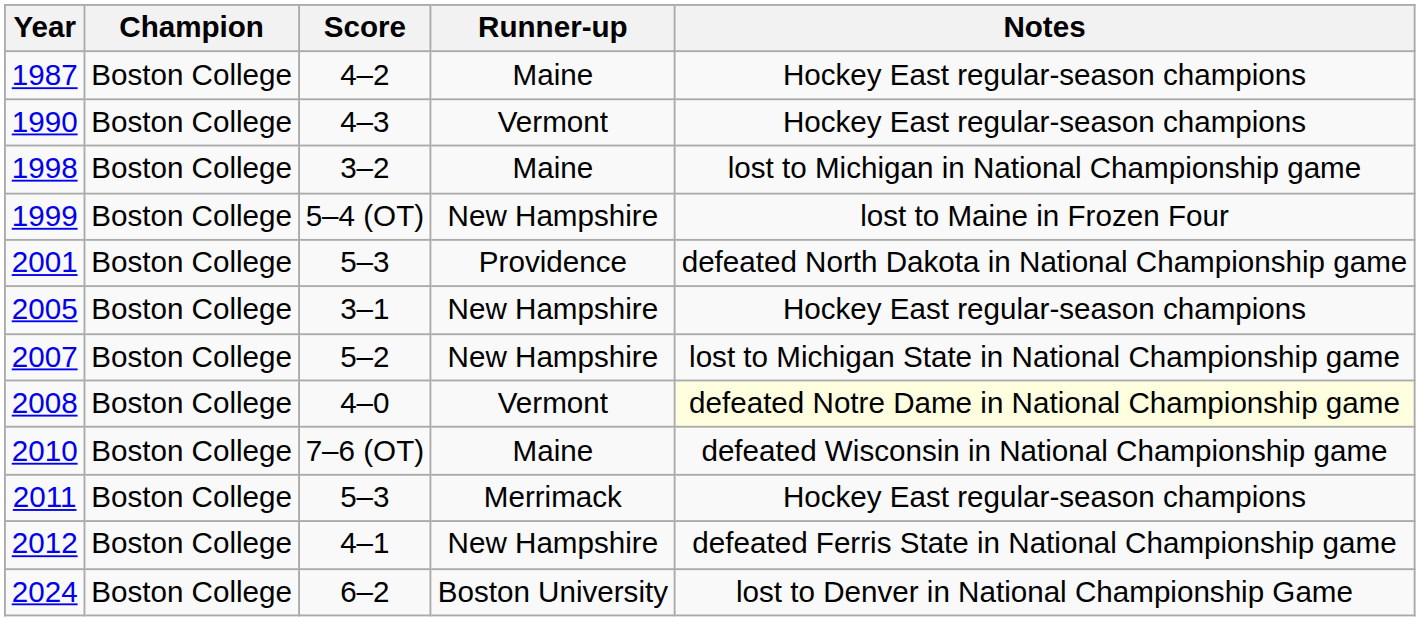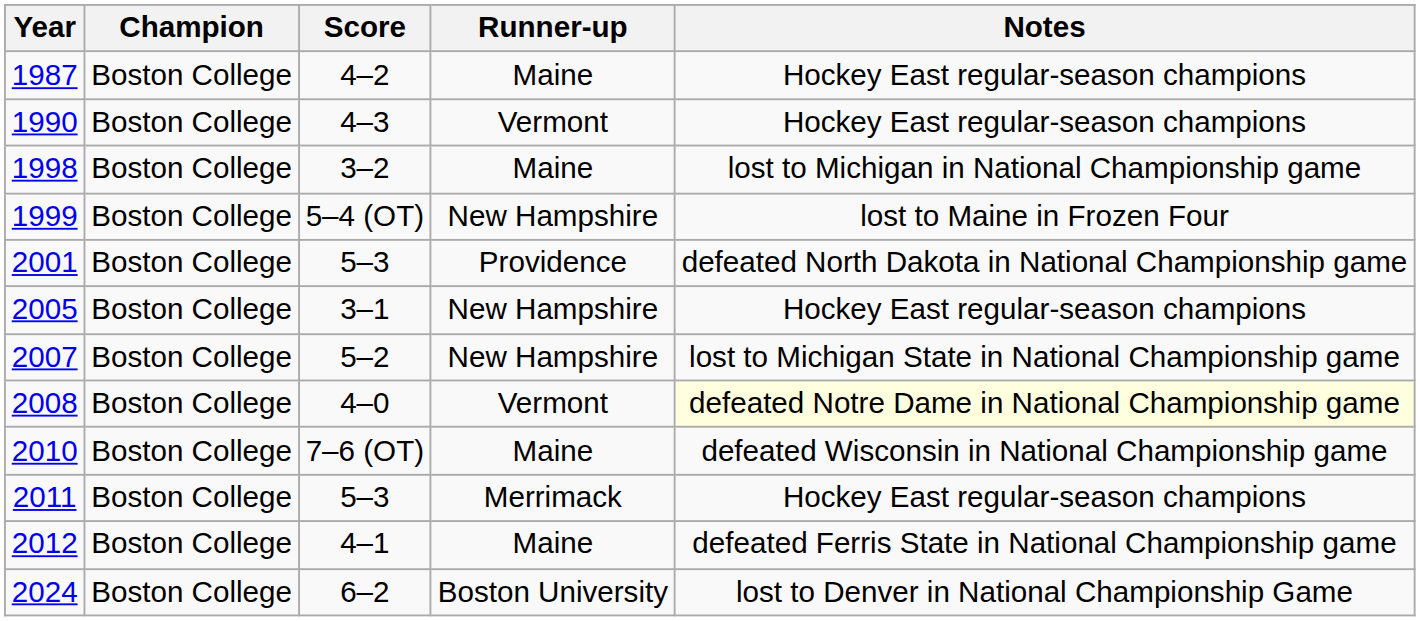(553, 544) New Hampshire -> (553, 544) Maine
